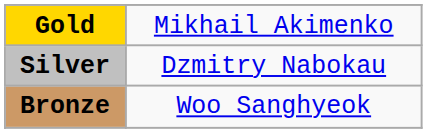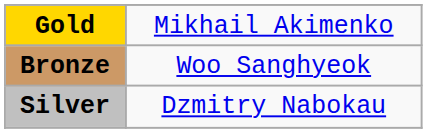rows swapped: (65, 66) <-> (65, 107)
